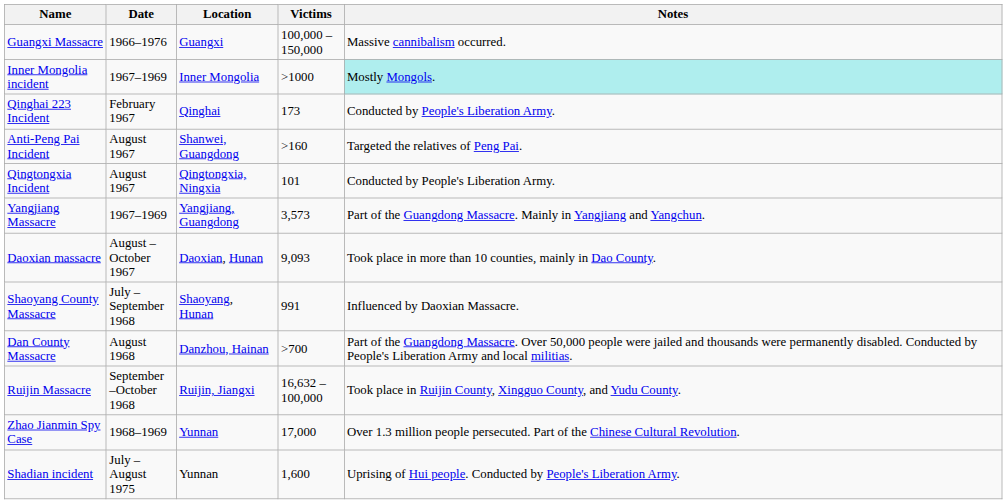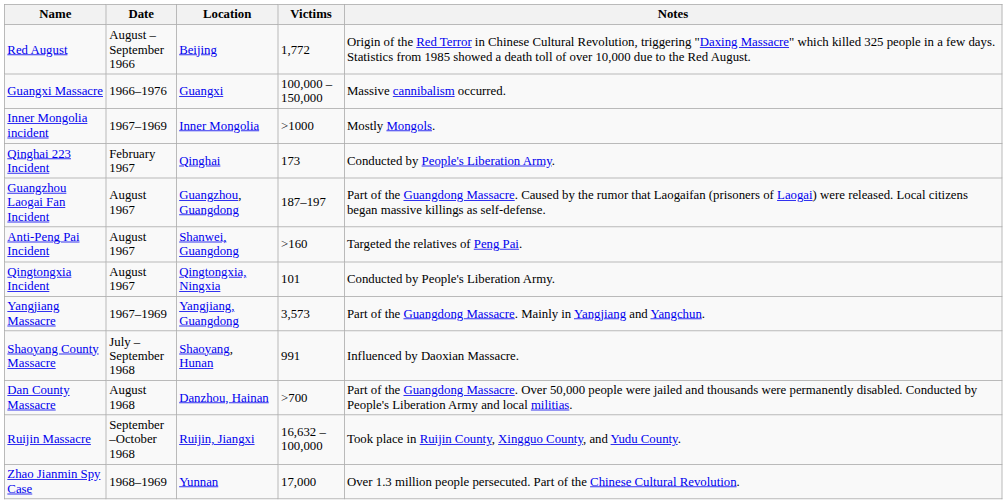+ row: (37, 49)
(391, 76) paleturquoise background -> (391, 125) no background
+ row: (37, 202)
- row: (54, 257)
- row: (50, 474)
